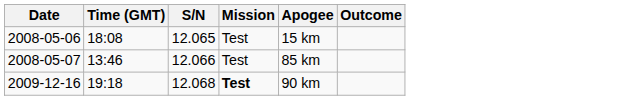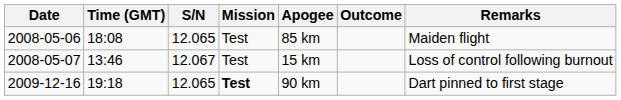+ column: (511, 15)
(301, 38) 15 km -> (301, 38) 85 km
(194, 60) 12.066 -> (194, 60) 12.067
(301, 60) 85 km -> (301, 60) 15 km
(194, 83) 12.068 -> (194, 83) 12.065
